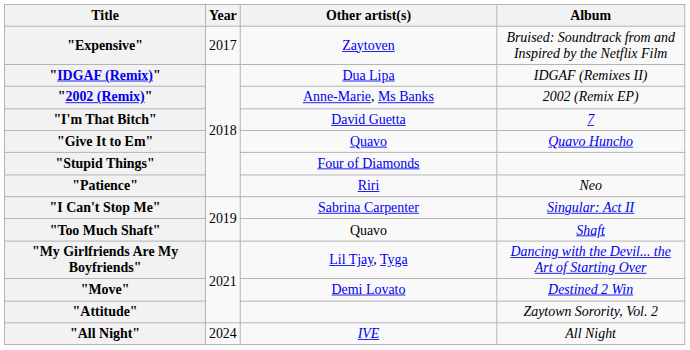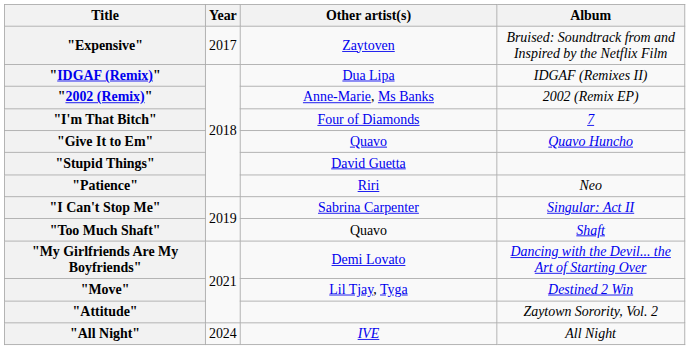(368, 119) David Guetta -> (368, 119) Four of Diamonds
(368, 163) Four of Diamonds -> (368, 163) David Guetta
(368, 259) Lil Tjay, Tyga -> (368, 259) Demi Lovato
(368, 289) Demi Lovato -> (368, 289) Lil Tjay, Tyga
